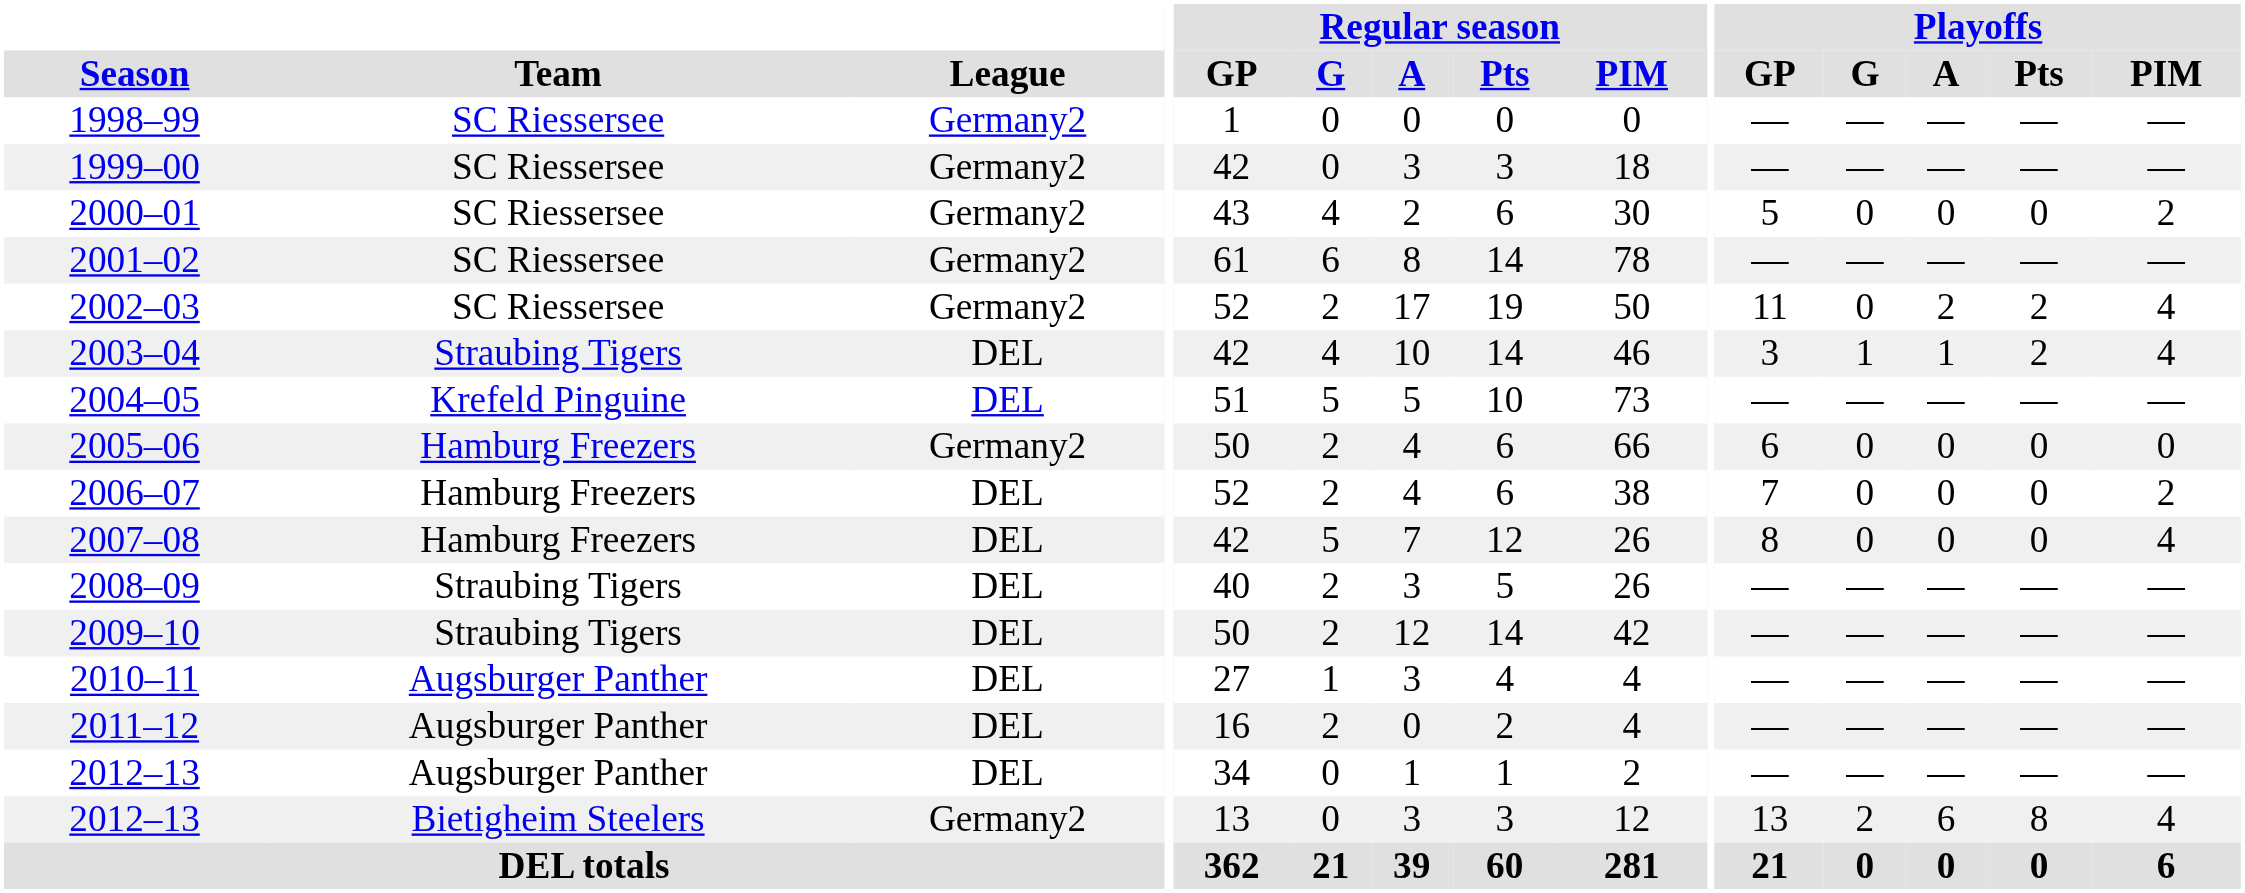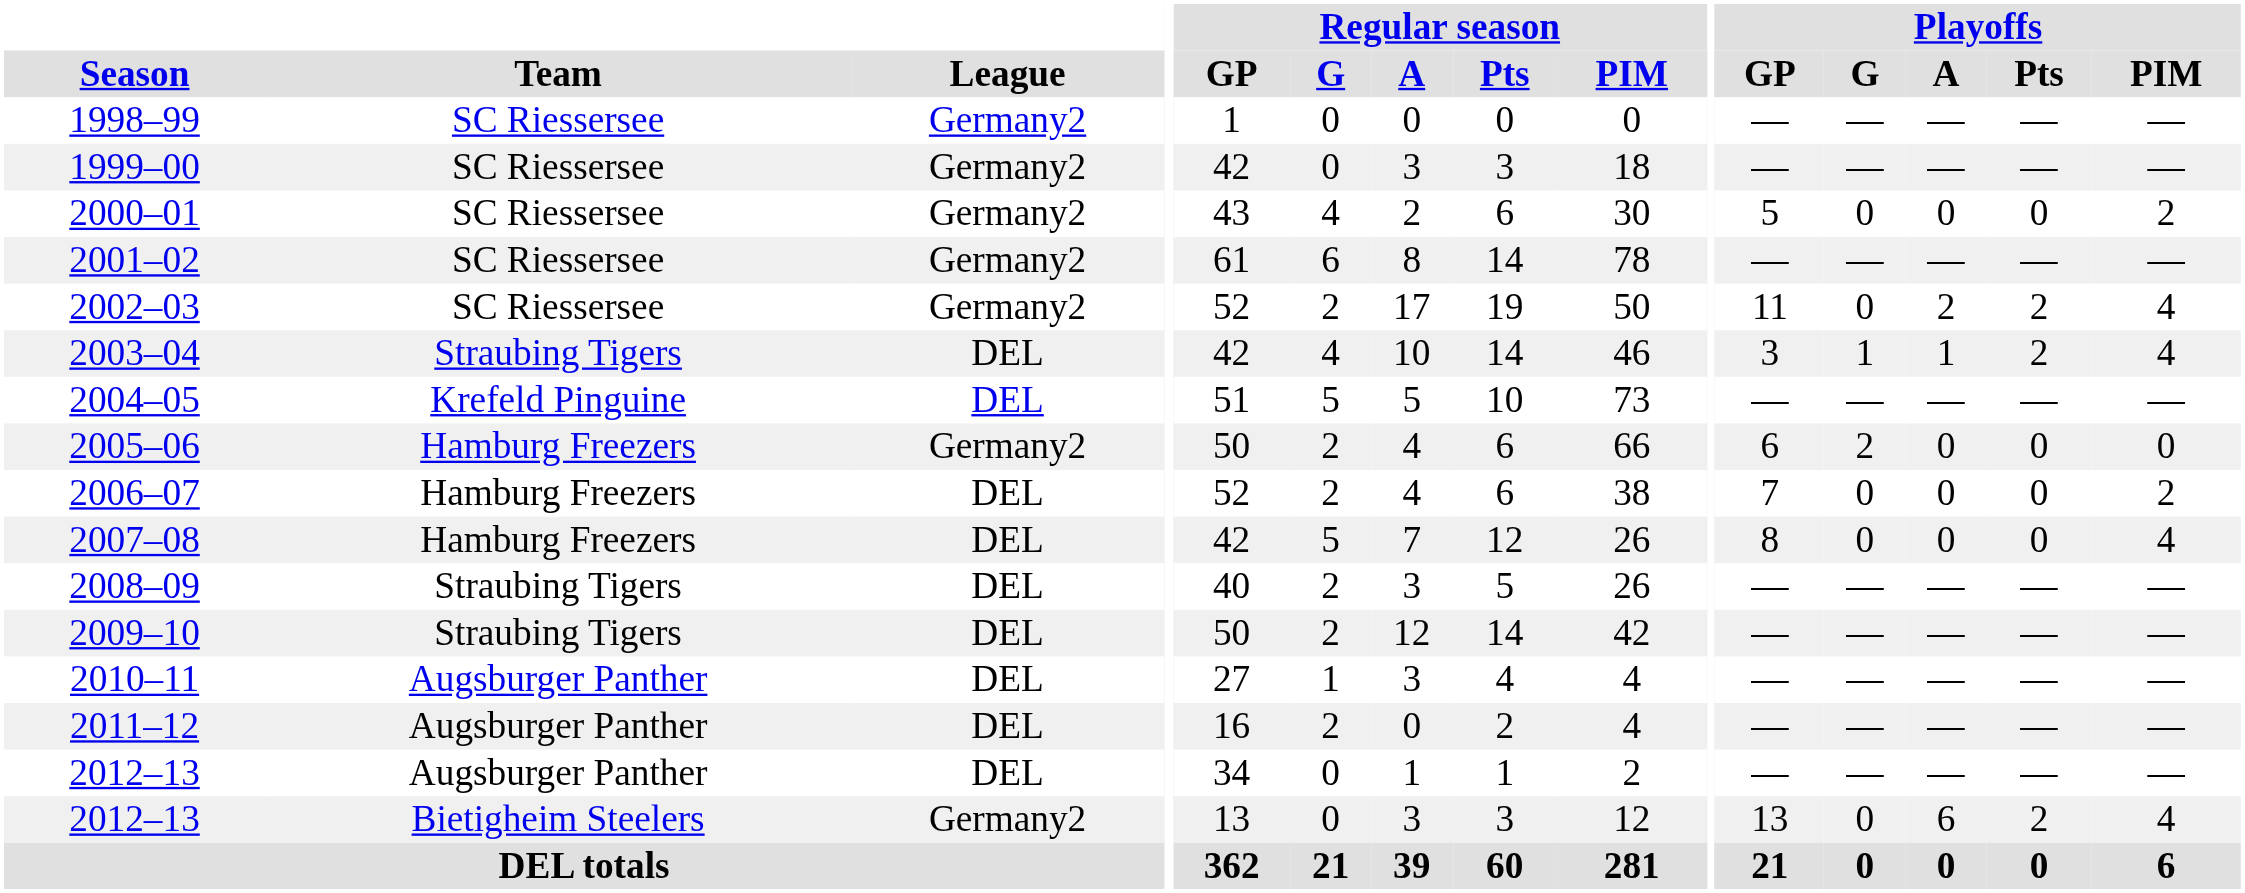(1865, 446) 0 -> (1865, 446) 2
(1865, 818) 2 -> (1865, 818) 0
(2039, 818) 8 -> (2039, 818) 2
